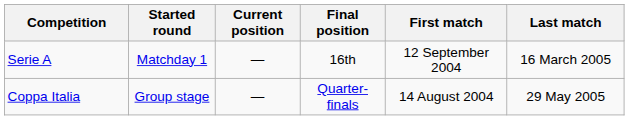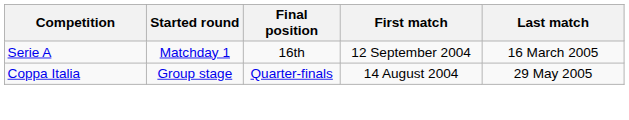- column: (258, 22)
